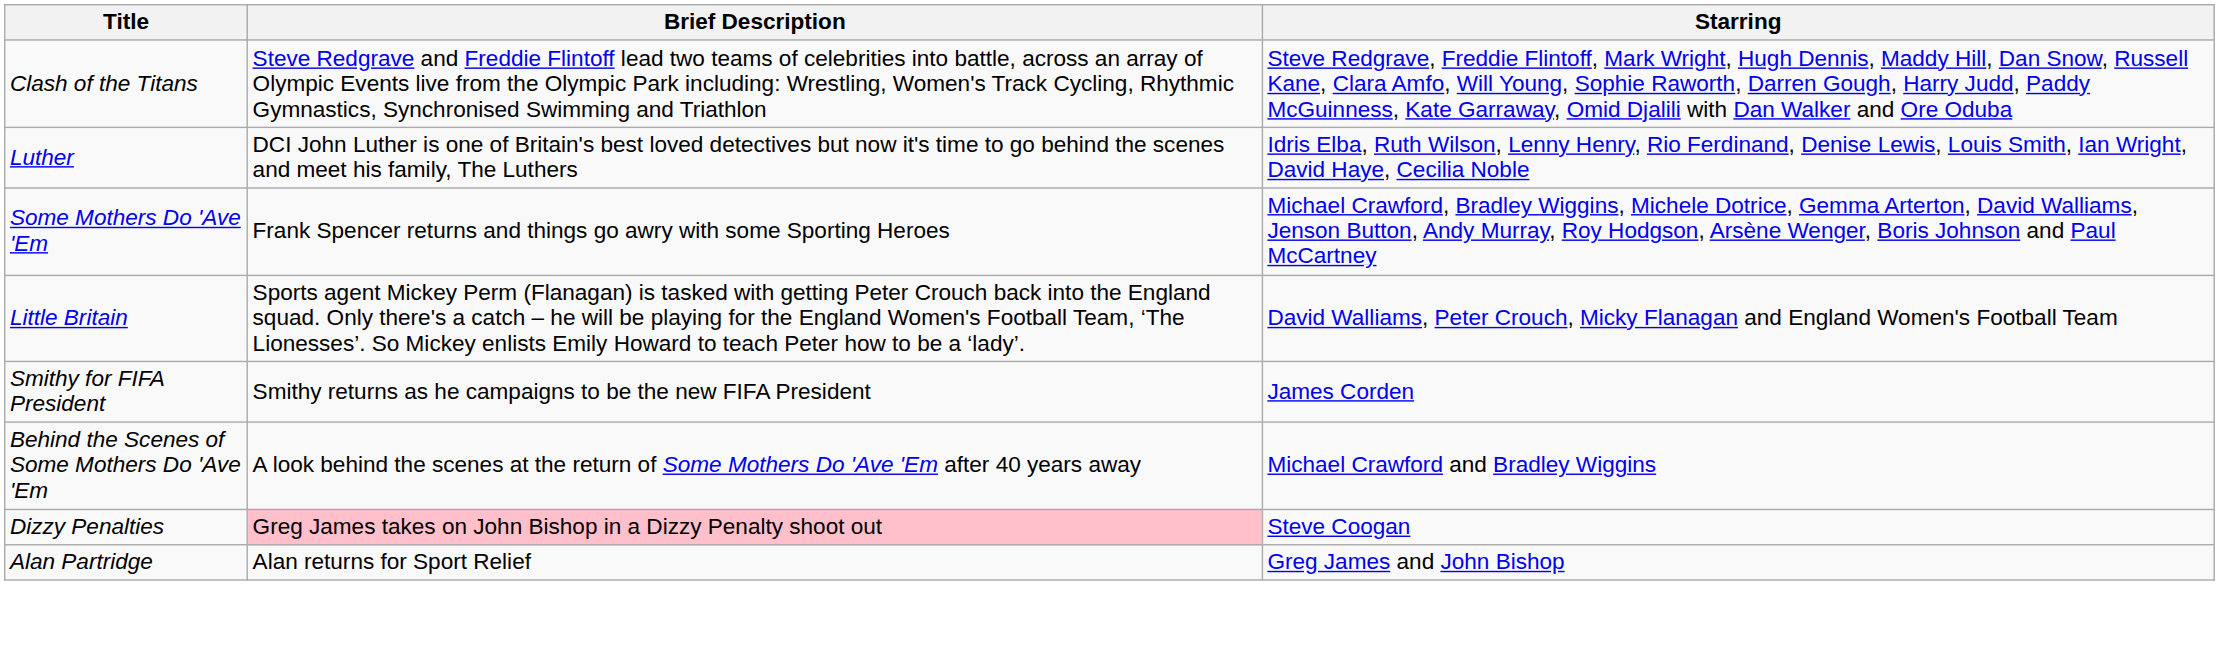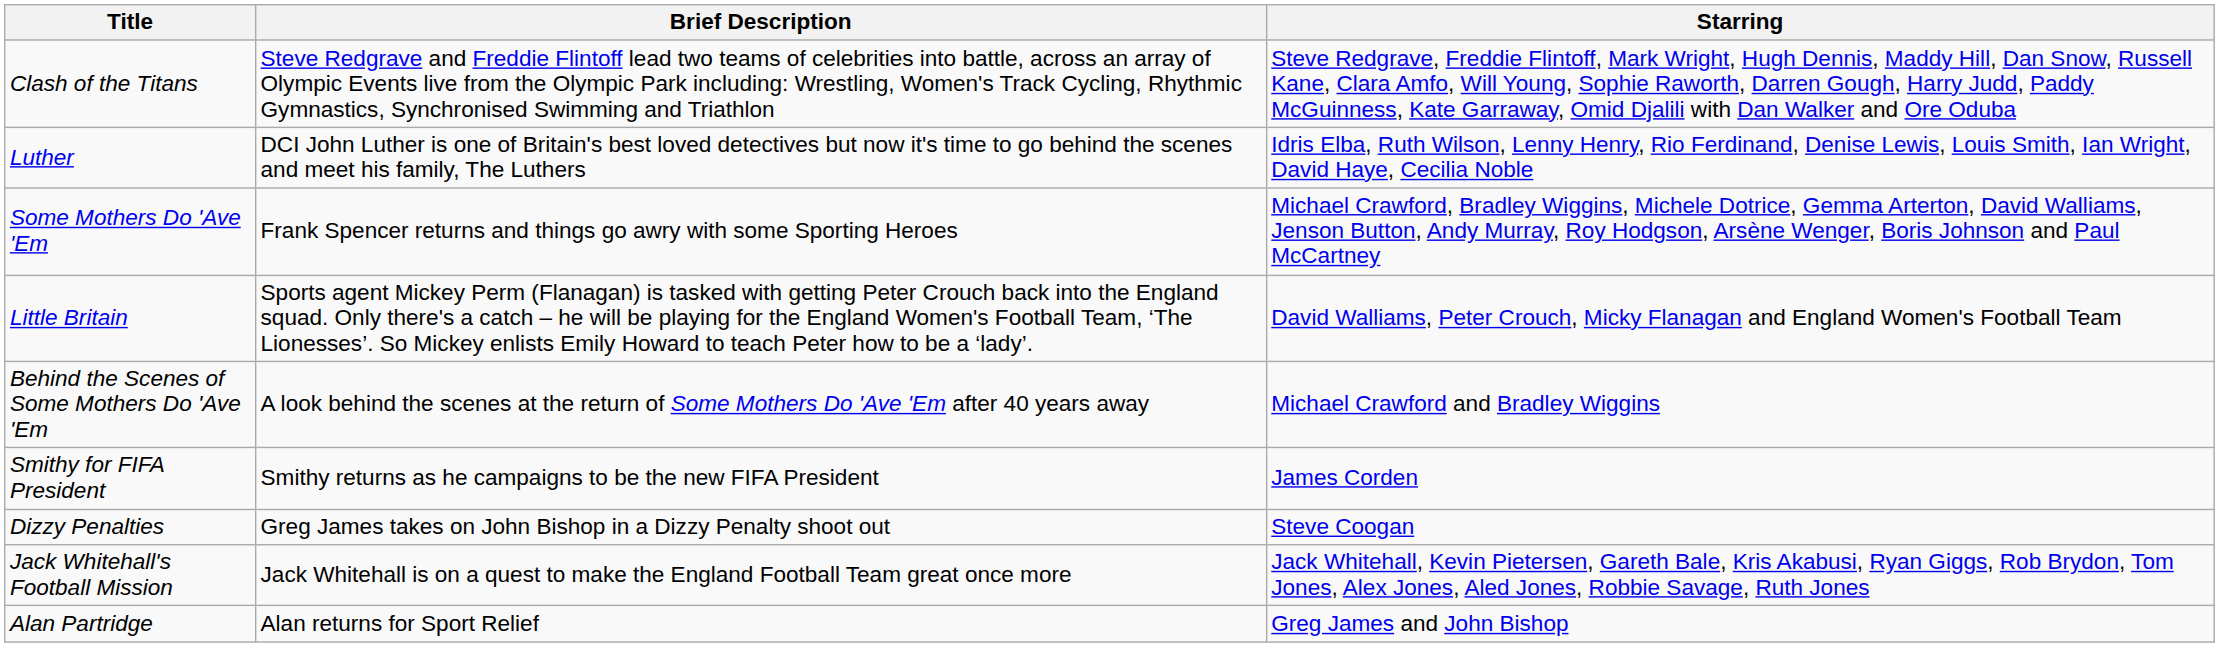rows swapped: (125, 465) <-> (87, 391)
(567, 526) pink background -> (575, 526) no background
+ row: (91, 575)
